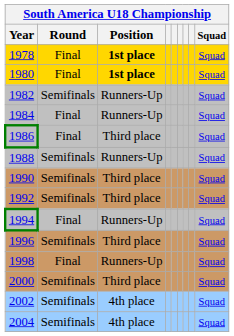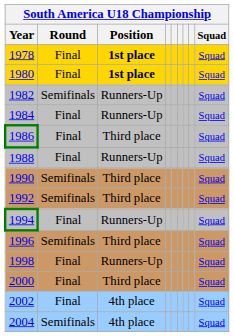(68, 157) Semifinals -> (68, 157) Final
(68, 281) Semifinals -> (68, 281) Final
(68, 301) Semifinals -> (68, 301) Final
